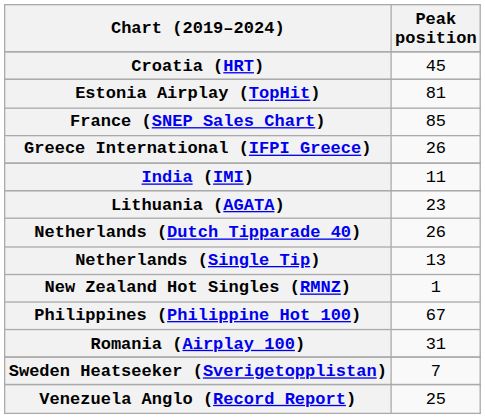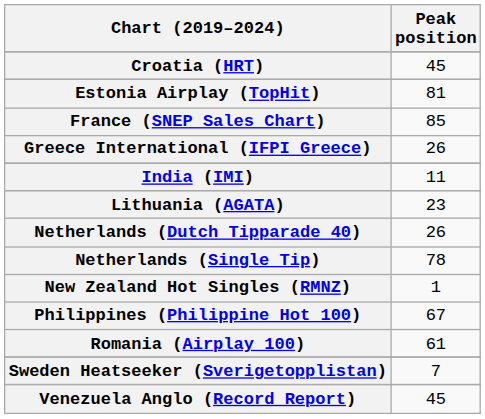(436, 260) 13 -> (436, 260) 78
(436, 343) 31 -> (436, 343) 61
(436, 399) 25 -> (436, 399) 45
